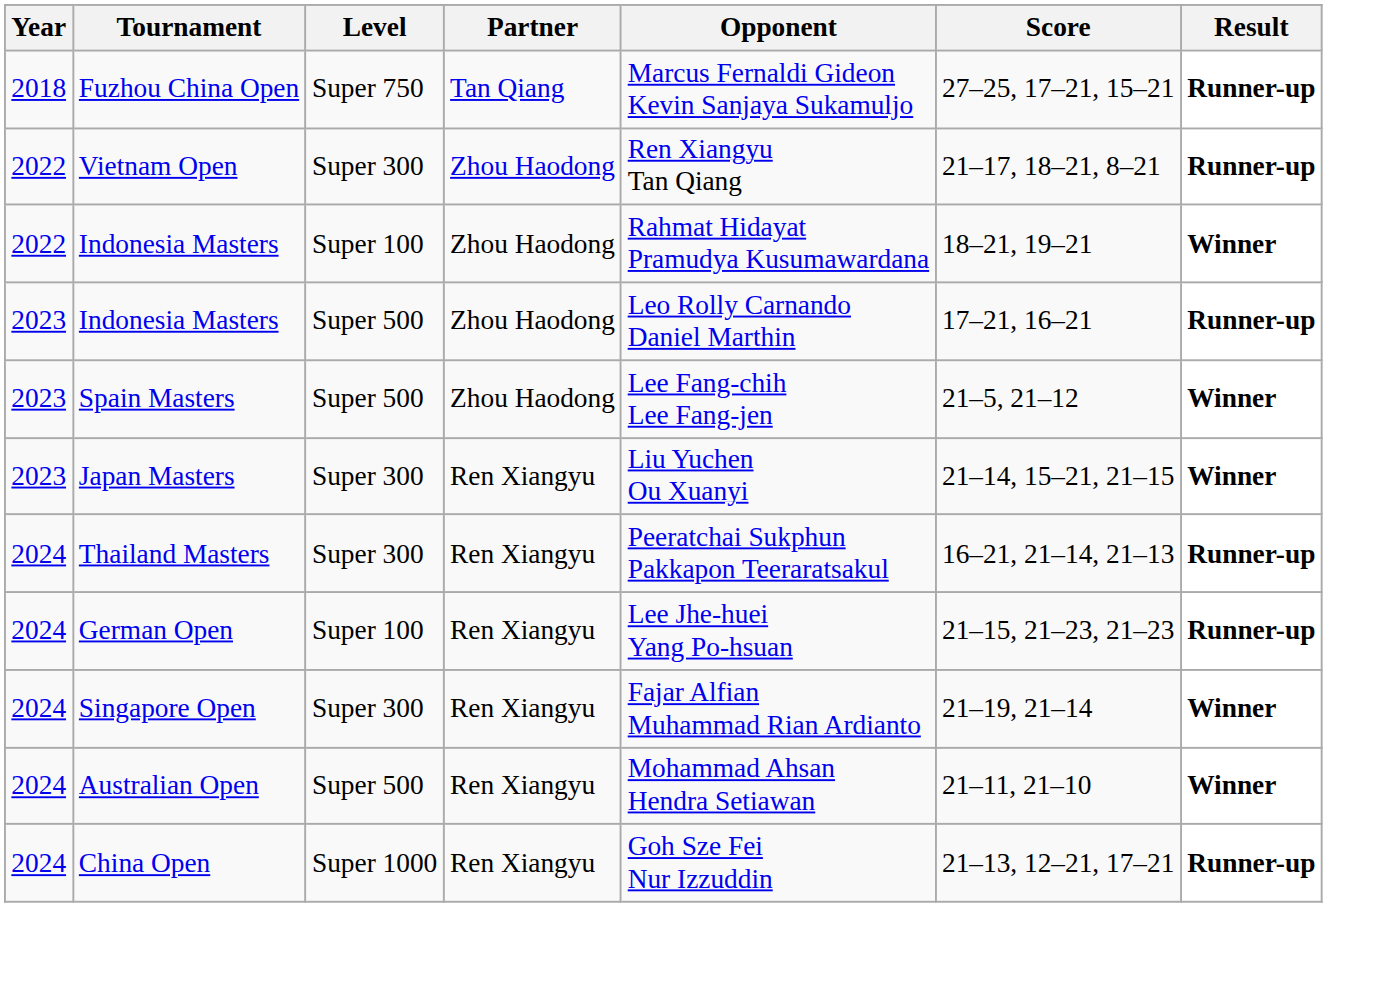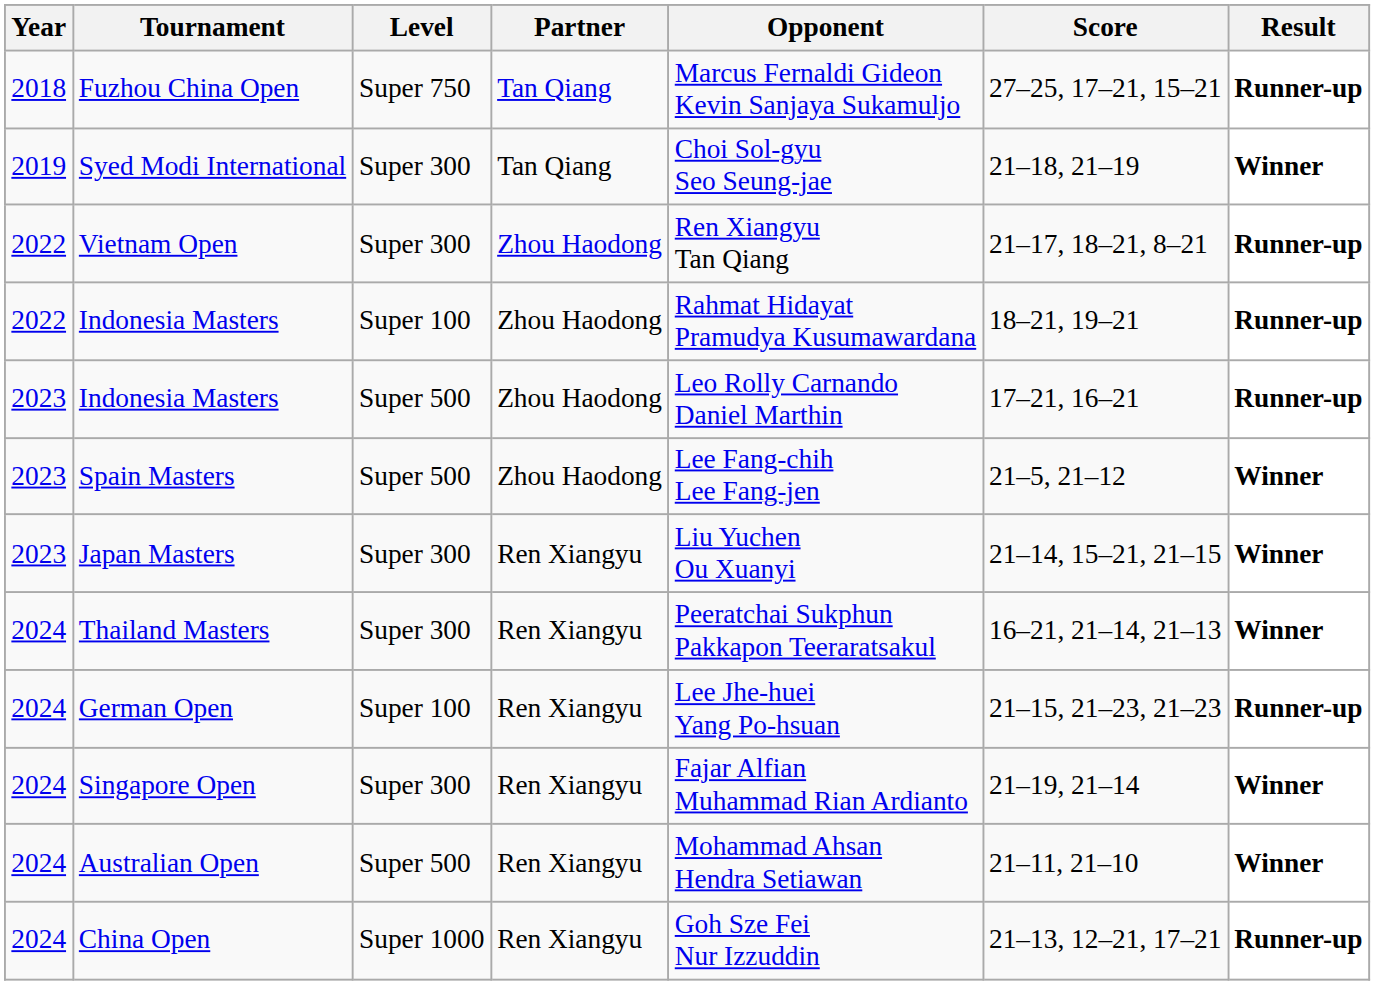+ row: (39, 166)
(1232, 243) Winner -> (1298, 321) Runner-up
(1251, 553) Runner-up -> (1279, 630) Winner
